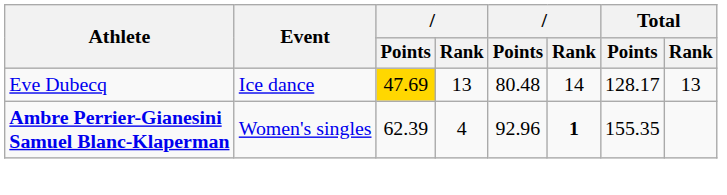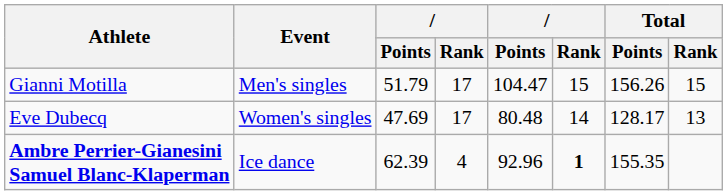+ row: (68, 85)
(277, 85) Ice dance -> (305, 117) Women's singles
(406, 85) gold background -> (406, 117) no background
(462, 85) 13 -> (462, 117) 17
(305, 129) Women's singles -> (277, 162) Ice dance
